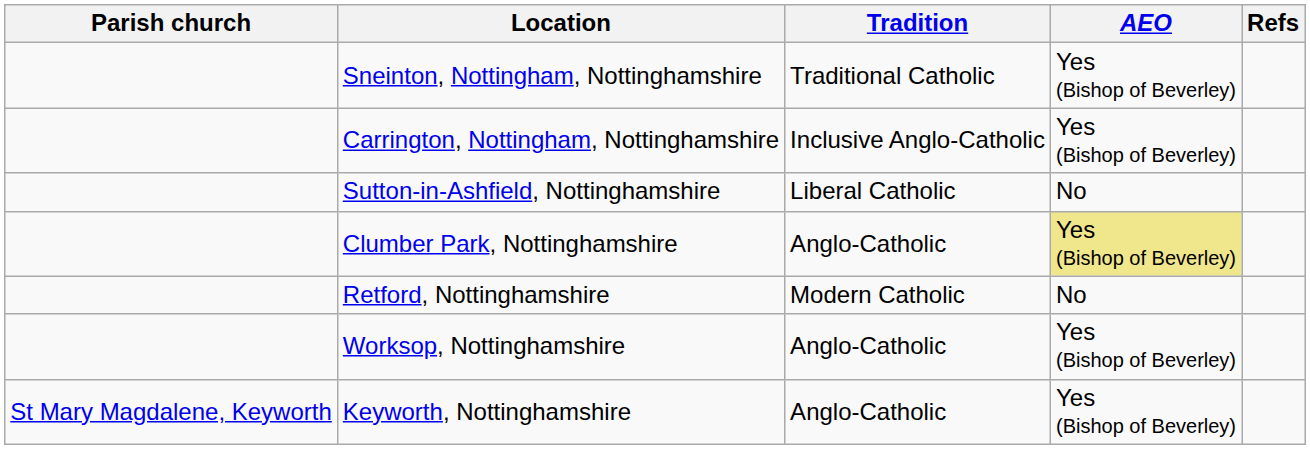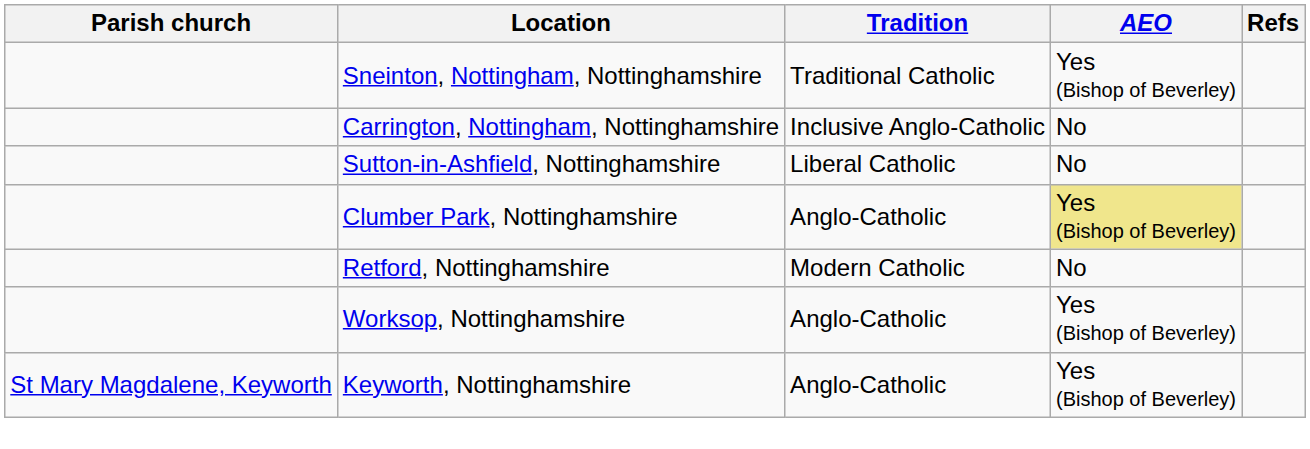(1146, 140) Yes (Bishop of Beverley) -> (1071, 126) No
